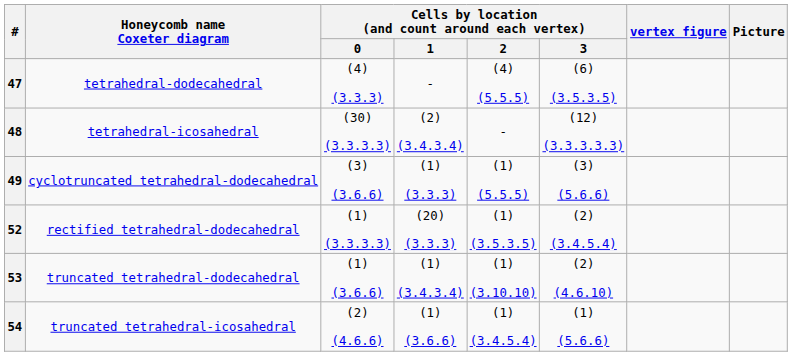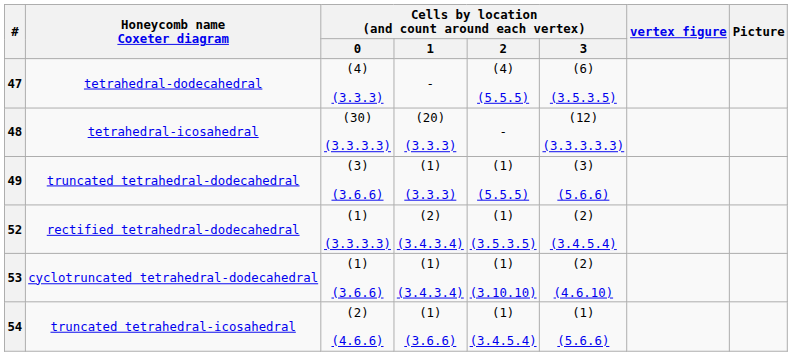(430, 132) (2) (3.4.3.4) -> (430, 132) (20) (3.3.3)
(173, 181) cyclotruncated tetrahedral-dodecahedral -> (173, 181) truncated tetrahedral-dodecahedral
(430, 229) (20) (3.3.3) -> (430, 229) (2) (3.4.3.4)
(173, 278) truncated tetrahedral-dodecahedral -> (173, 278) cyclotruncated tetrahedral-dodecahedral
